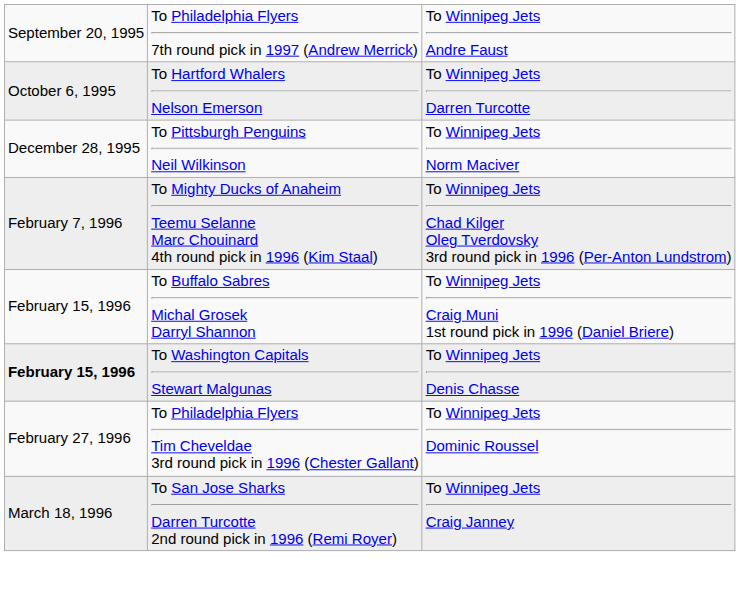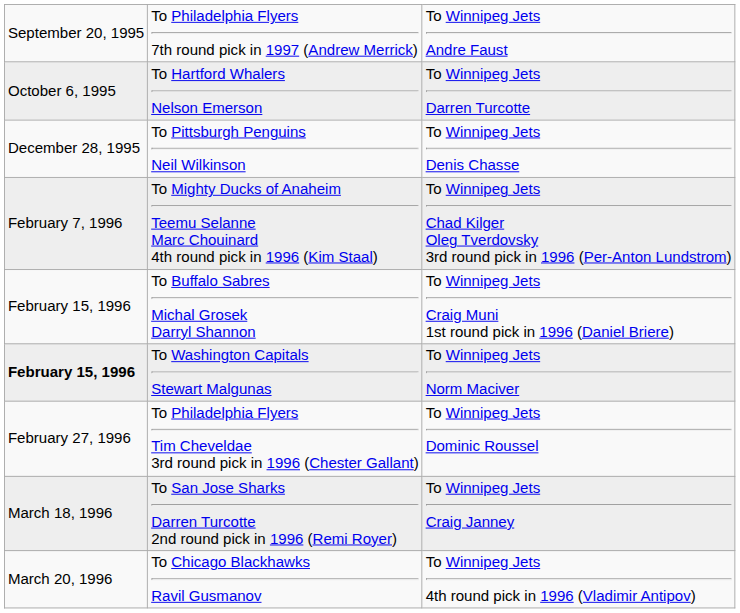(579, 148) To Winnipeg Jets Norm Maciver -> (579, 148) To Winnipeg Jets Denis Chasse
(579, 372) To Winnipeg Jets Denis Chasse -> (579, 372) To Winnipeg Jets Norm Maciver
+ row: (285, 579)
